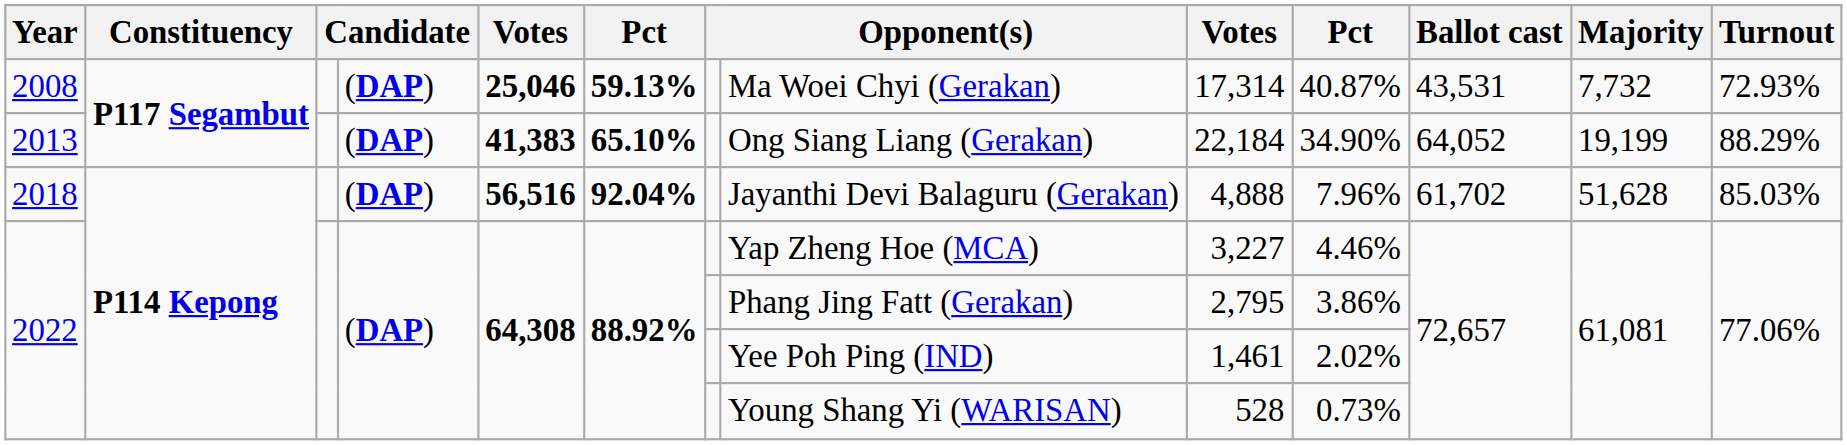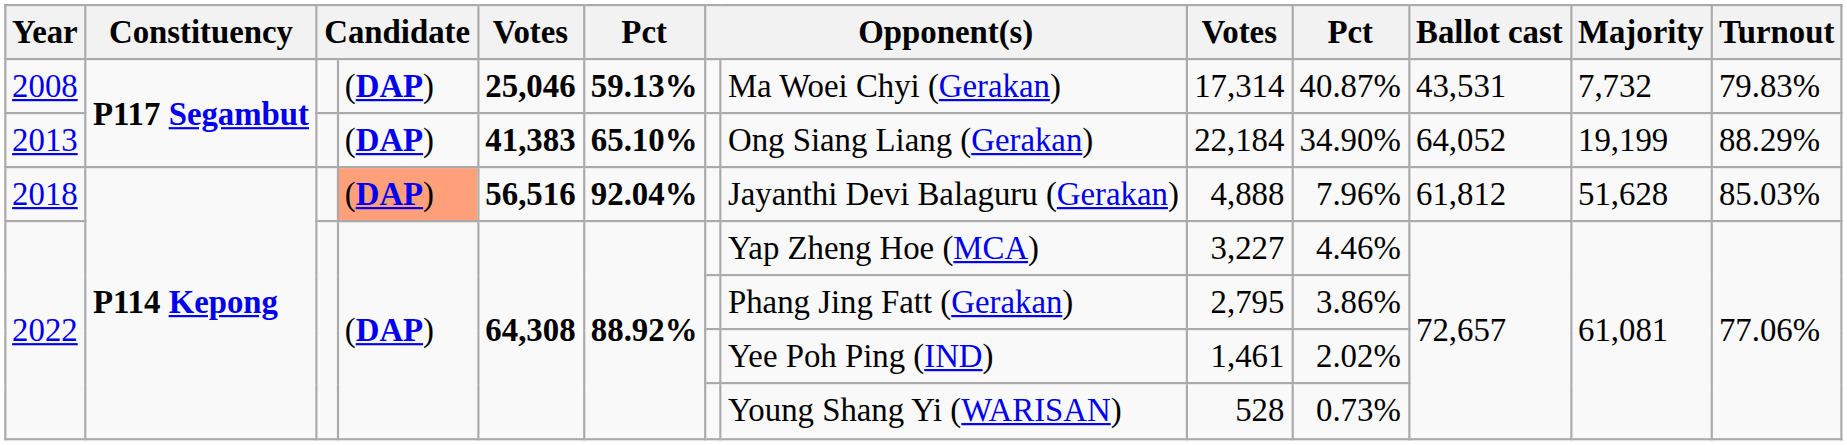(1770, 85) 72.93% -> (1770, 85) 79.83%
(389, 193) no background -> (389, 193) lightsalmon background
(1461, 193) 61,702 -> (1461, 193) 61,812
